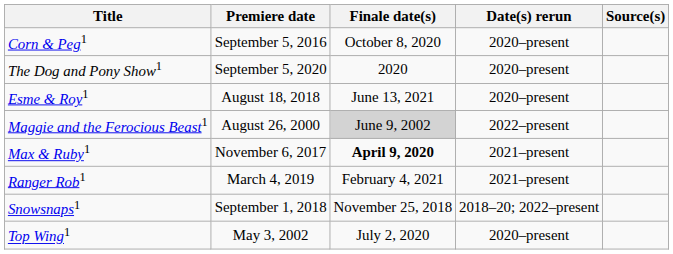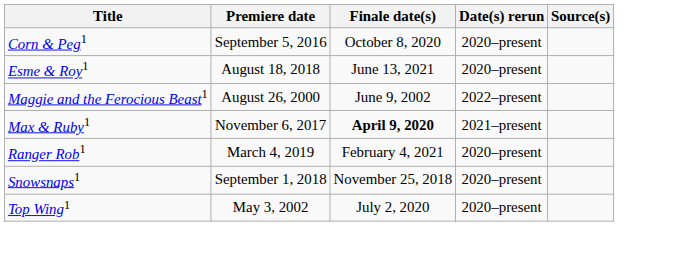- row: (85, 69)
(393, 124) lightgrey background -> (393, 97) no background
(529, 180) 2021–present -> (502, 152) 2020–present
(529, 207) 2018–20; 2022–present -> (502, 180) 2020–present
